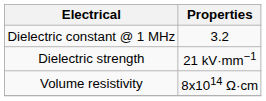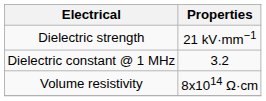rows swapped: (91, 36) <-> (91, 58)
